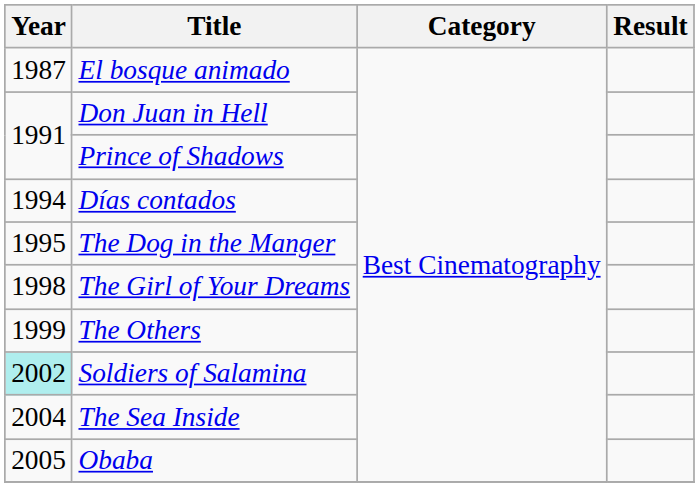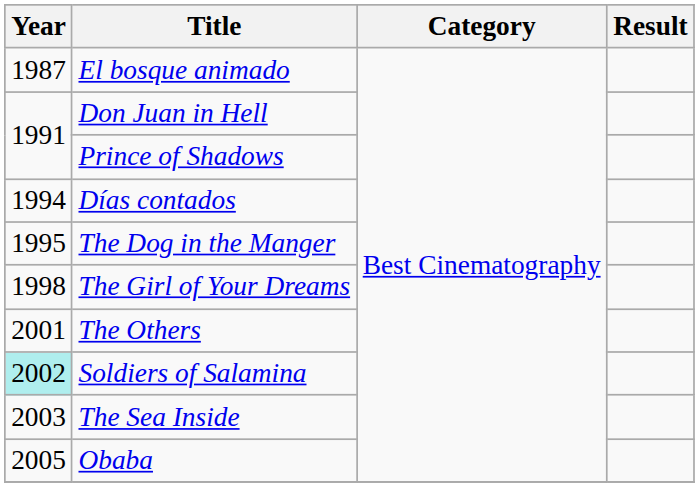(39, 329) 1999 -> (39, 329) 2001
(39, 416) 2004 -> (39, 416) 2003
